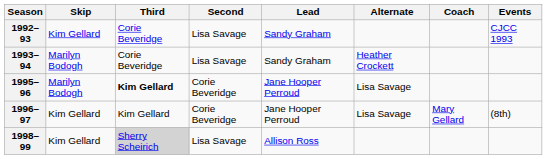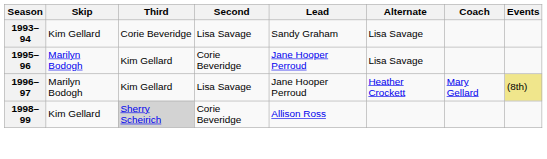- row: (25, 33)
(65, 60) Marilyn Bodogh -> (74, 33) Kim Gellard
(375, 60) Heather Crockett -> (396, 33) Lisa Savage
(146, 87) bold -> (146, 60) normal
(74, 114) Kim Gellard -> (65, 87) Marilyn Bodogh
(214, 114) Corie Beveridge -> (224, 87) Lisa Savage
(384, 114) Lisa Savage -> (387, 87) Heather Crockett
(501, 114) no background -> (517, 87) khaki background
(219, 141) Lisa Savage -> (219, 114) Corie Beveridge
